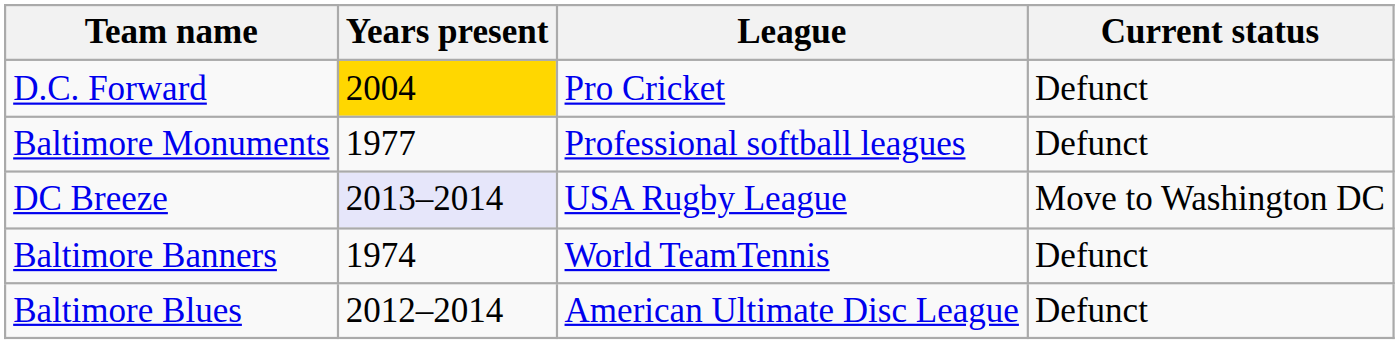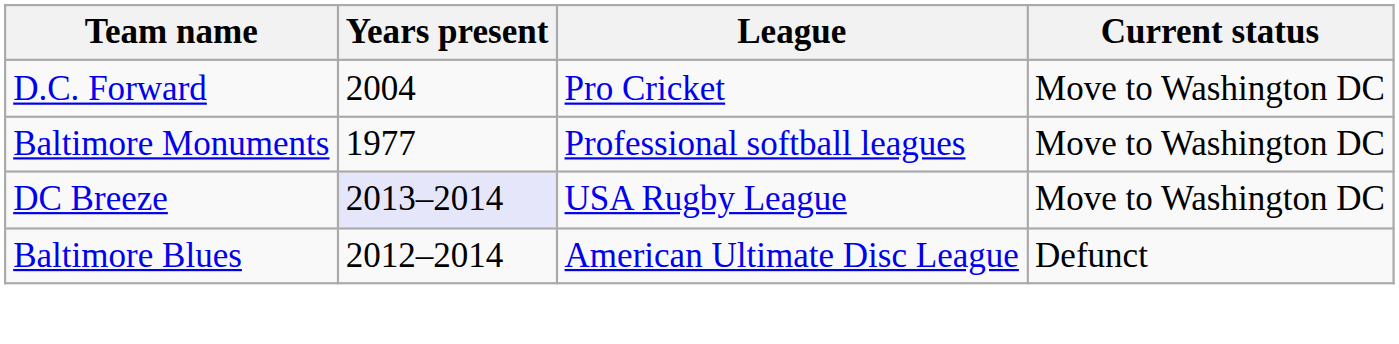(381, 87) gold background -> (381, 87) no background
(1091, 87) Defunct -> (1210, 87) Move to Washington DC
(1091, 143) Defunct -> (1210, 143) Move to Washington DC
- row: (145, 254)
